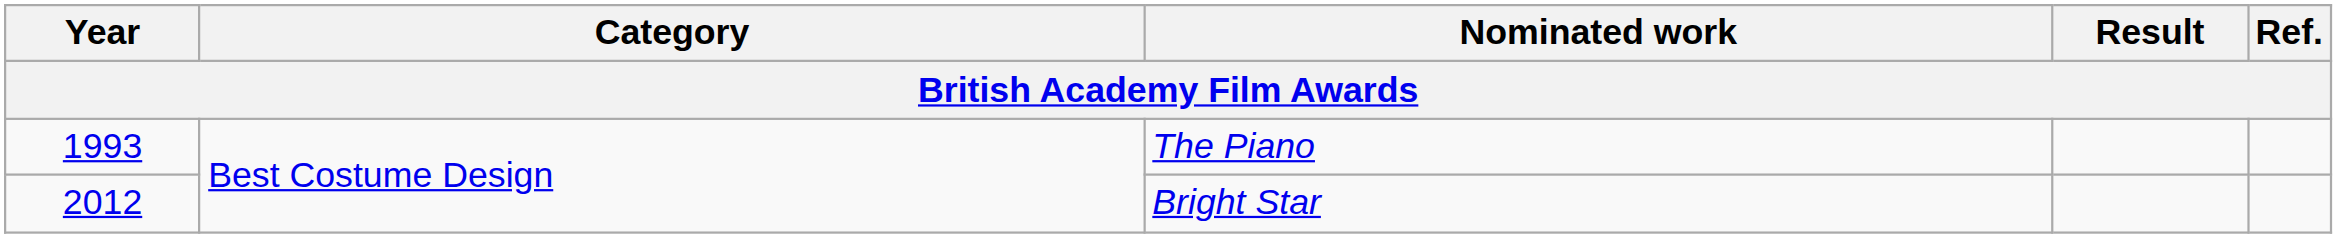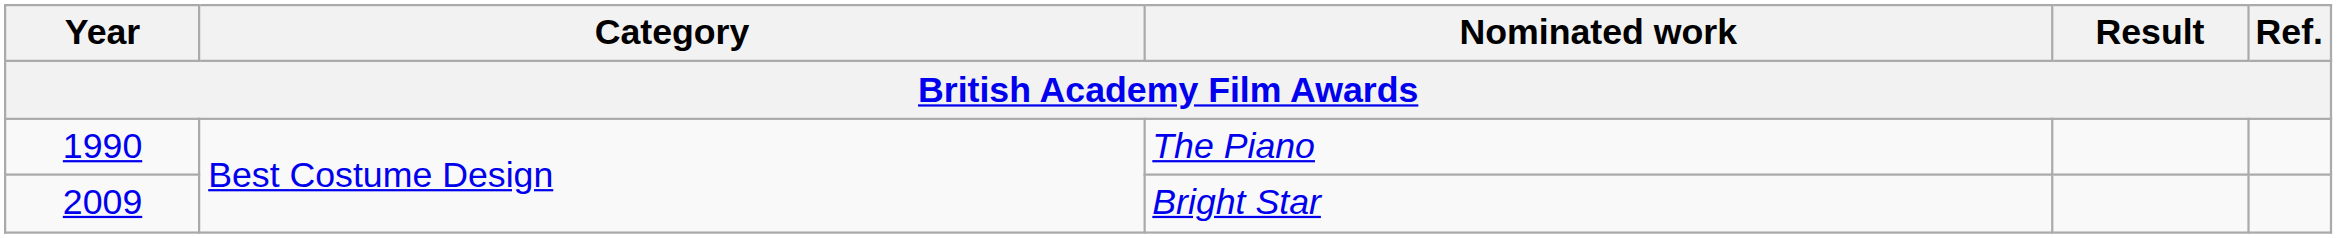(103, 145) 1993 -> (103, 145) 1990
(103, 202) 2012 -> (103, 202) 2009
